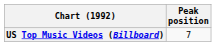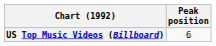(188, 35) 7 -> (188, 35) 6
